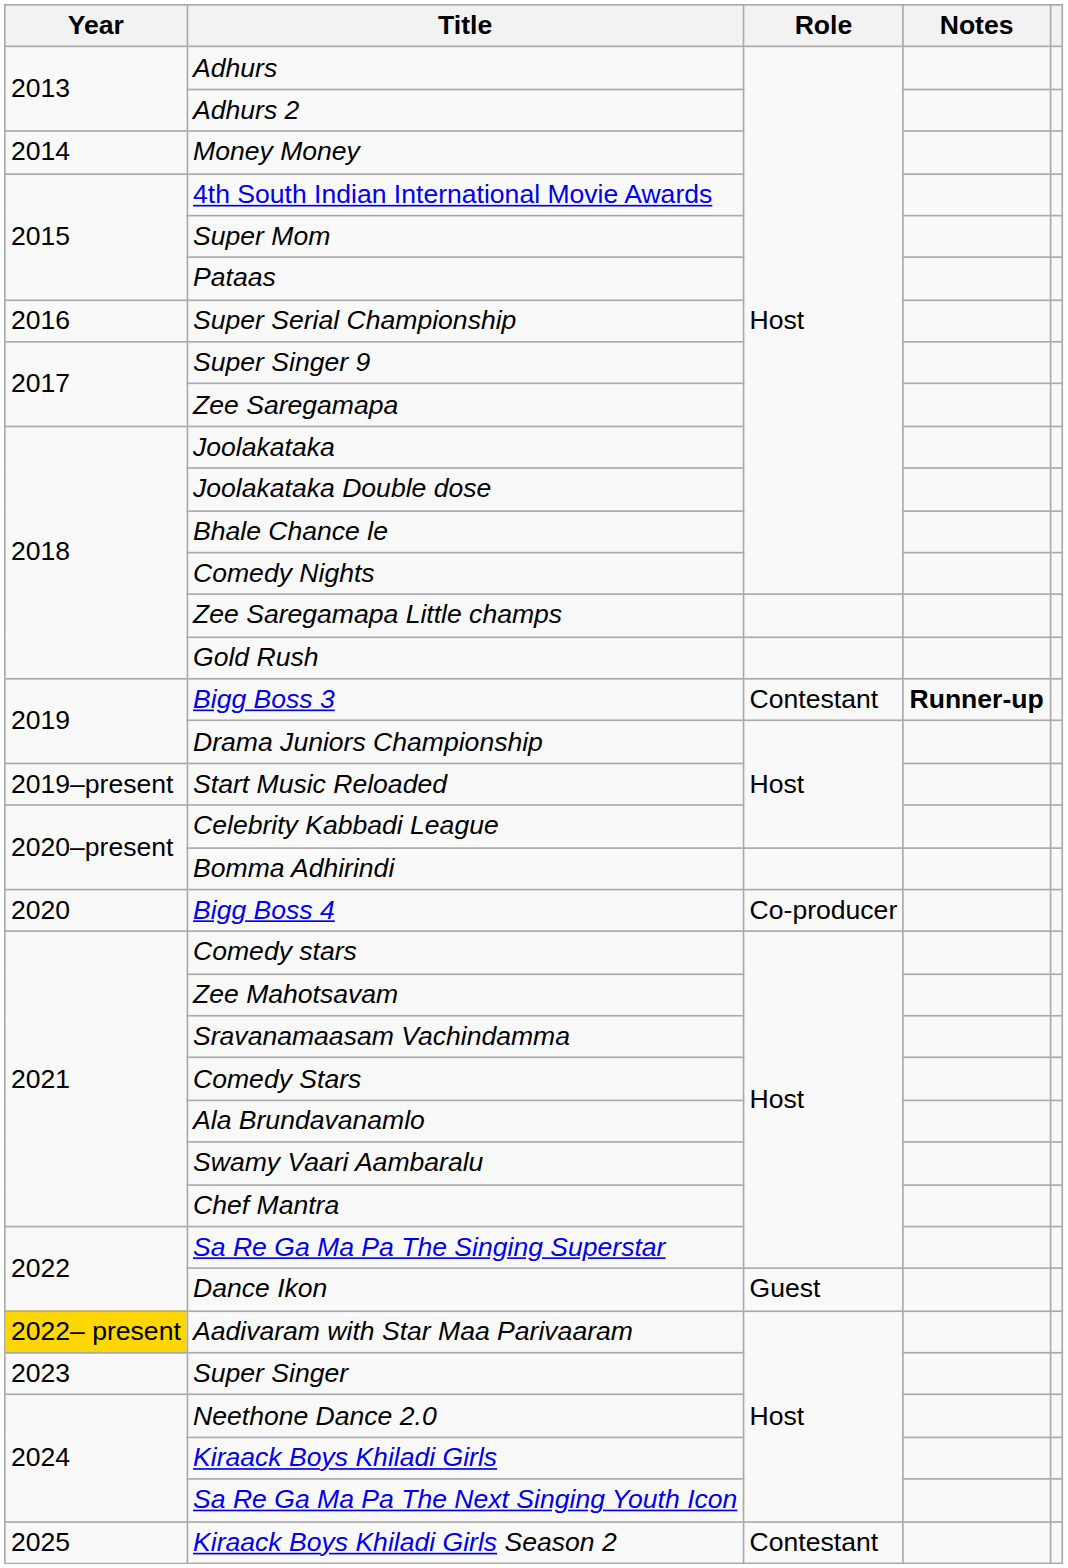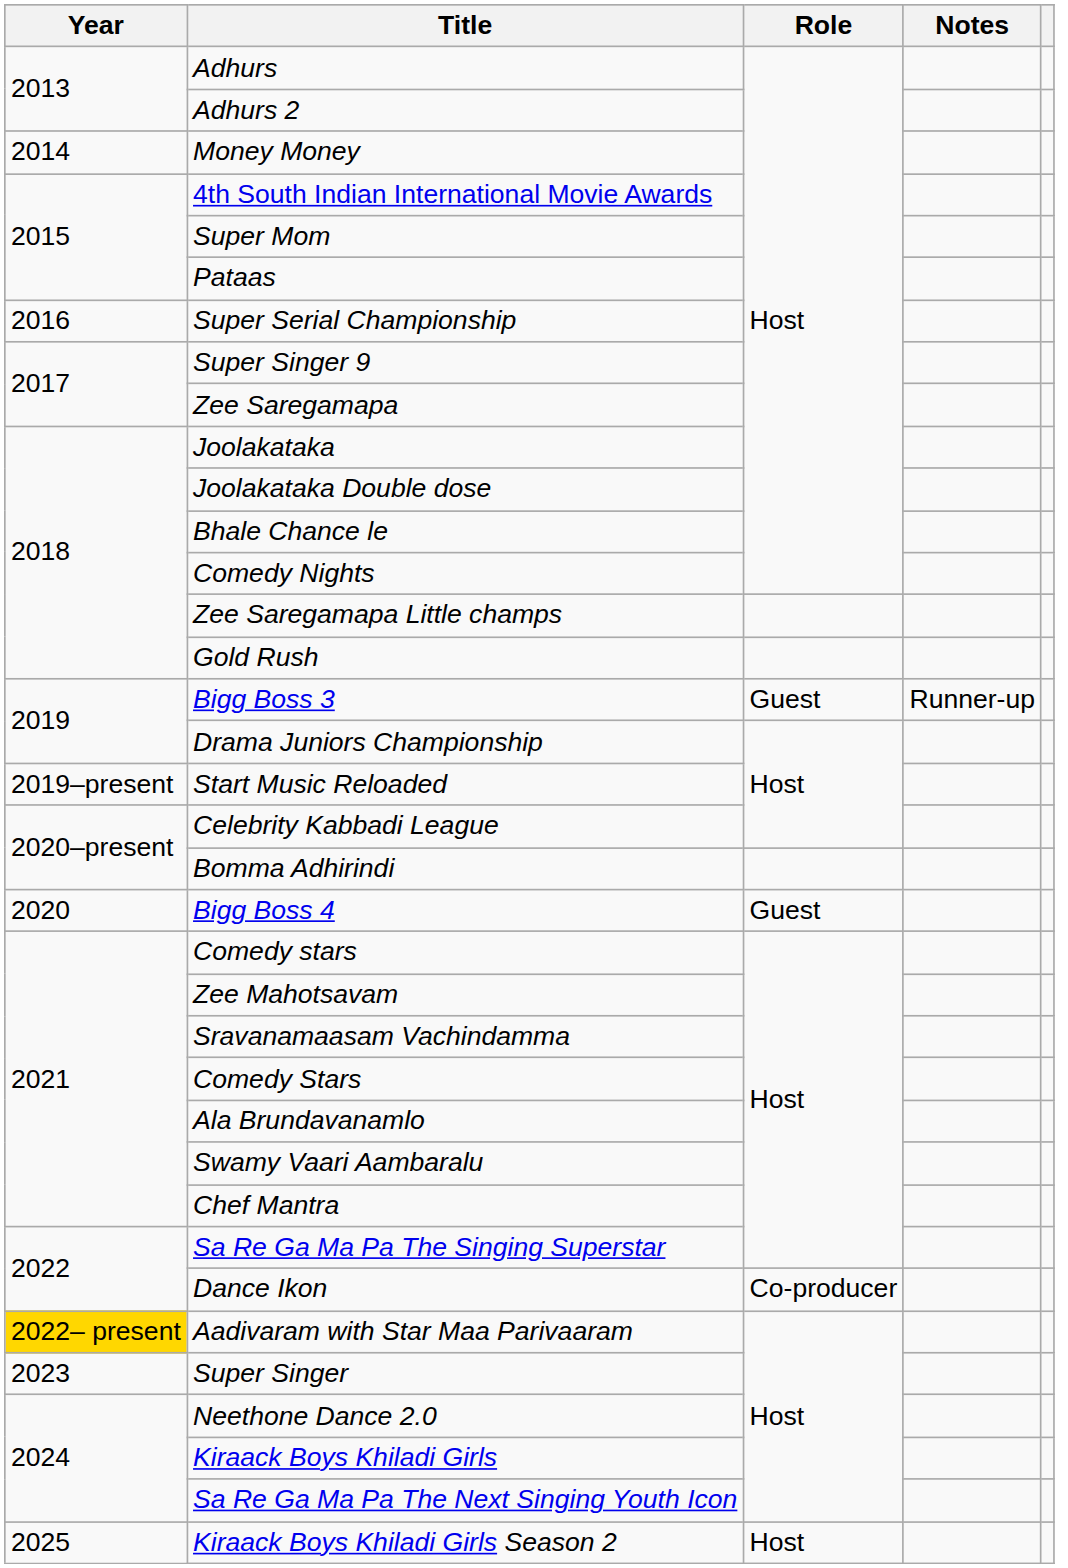(814, 699) Contestant -> (785, 699) Guest
(977, 699) bold -> (972, 699) normal
(823, 910) Co-producer -> (785, 910) Guest
(785, 1289) Guest -> (823, 1289) Co-producer
(814, 1541) Contestant -> (777, 1541) Host
